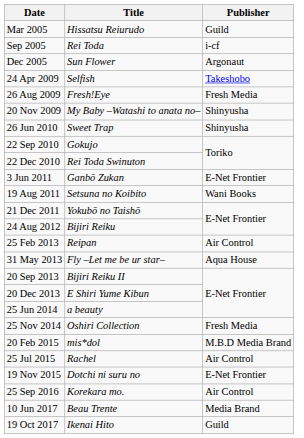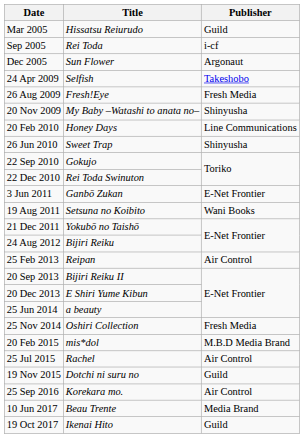+ row: (33, 128)
- row: (34, 260)
(236, 375) E-Net Frontier -> (216, 375) Guild
